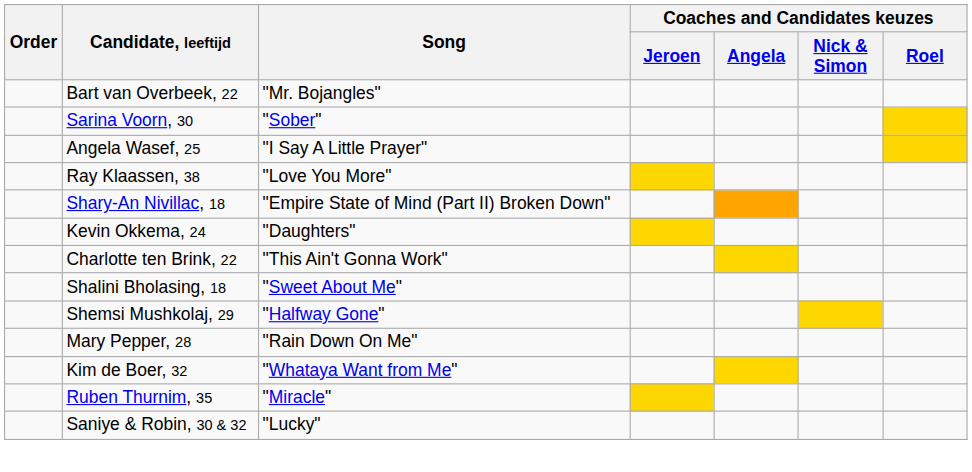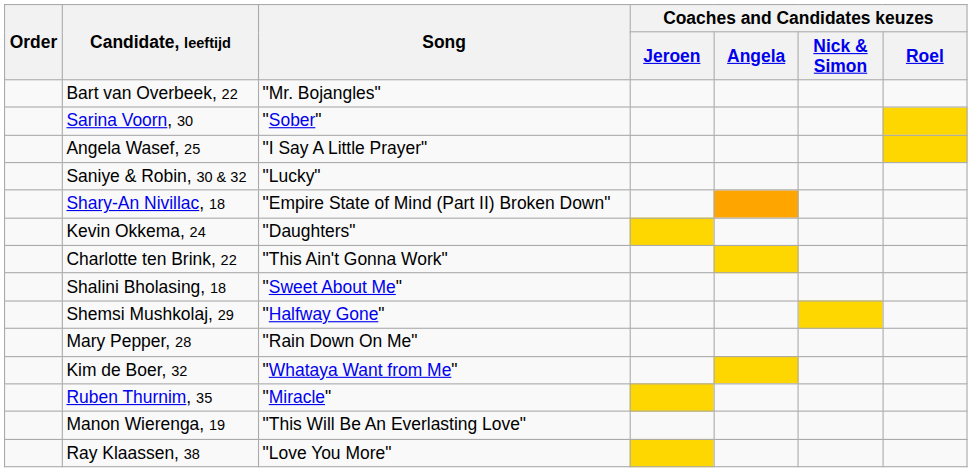rows swapped: (156, 425) <-> (133, 176)
+ row: (146, 425)
